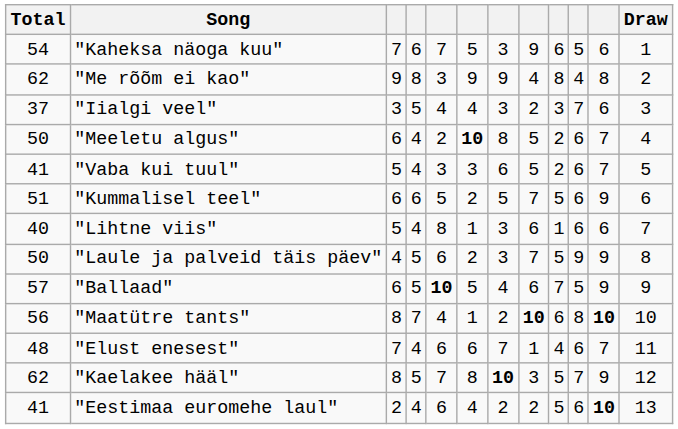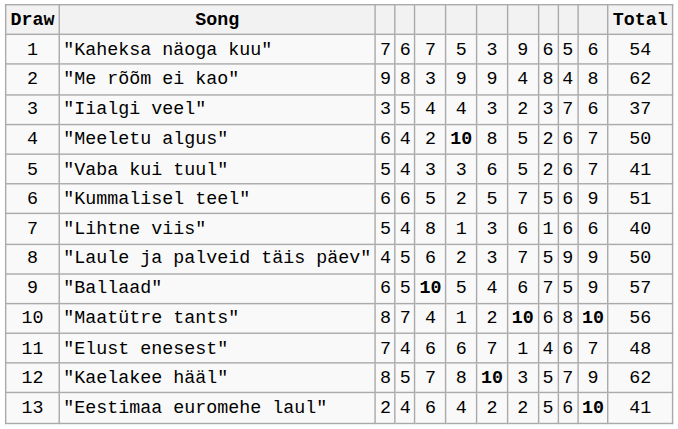columns swapped: (646, 20) <-> (38, 20)
